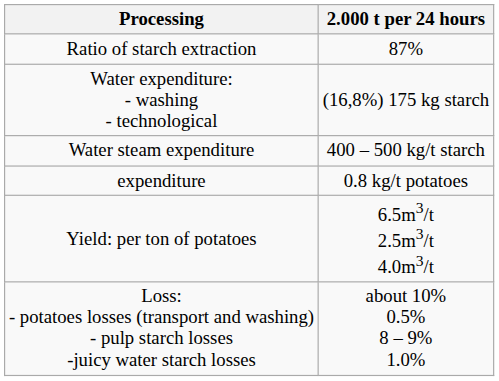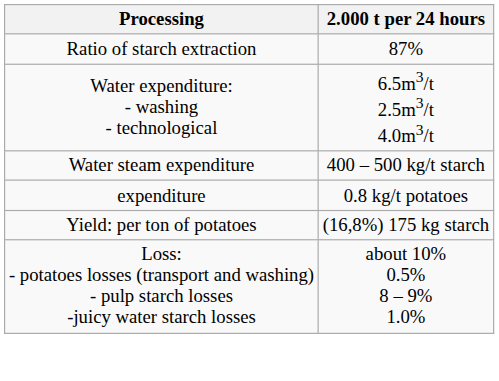(406, 99) (16,8%) 175 kg starch -> (406, 107) 6.5m3/t 2.5m3/t 4.0m3/t
(406, 238) 6.5m3/t 2.5m3/t 4.0m3/t -> (406, 225) (16,8%) 175 kg starch
